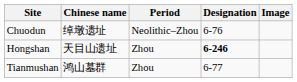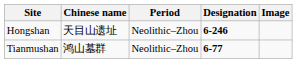- row: (26, 30)
(143, 49) Zhou -> (165, 30) Neolithic–Zhou
(143, 68) Zhou -> (165, 49) Neolithic–Zhou
(213, 68) normal -> (213, 49) bold
